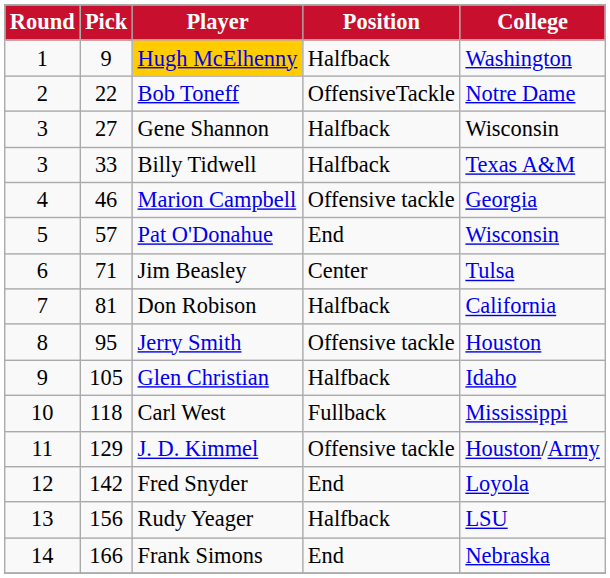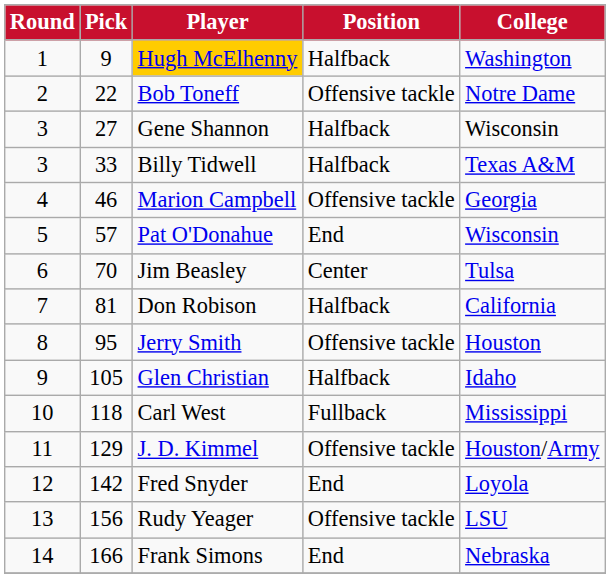(381, 93) OffensiveTackle -> (381, 93) Offensive tackle
(106, 270) 71 -> (106, 270) 70
(349, 519) Halfback -> (381, 519) Offensive tackle
